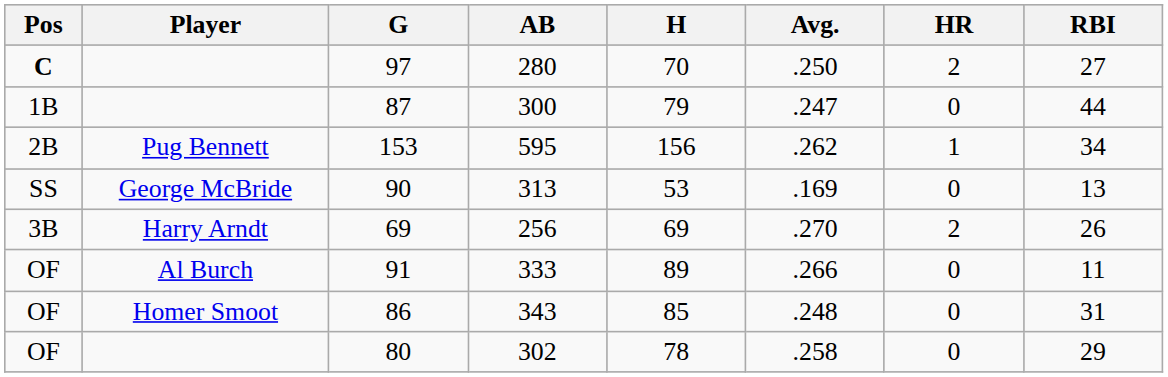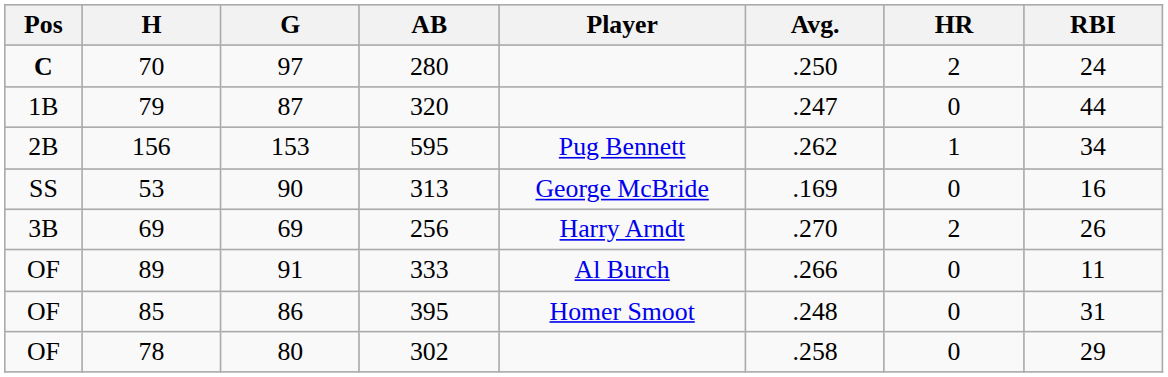columns swapped: (205, 24) <-> (676, 24)
(1093, 65) 27 -> (1093, 65) 24
(537, 106) 300 -> (429, 106) 320
(1093, 188) 13 -> (1093, 188) 16
(537, 310) 343 -> (429, 310) 395
